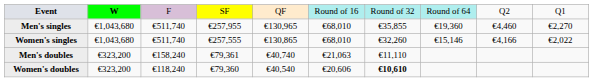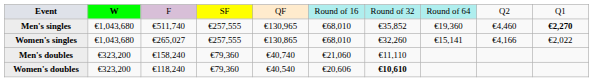(225, 26) €257,955 -> (225, 26) €257,555
(392, 26) €35,855 -> (392, 26) €35,852
(560, 26) normal -> (560, 26) bold
(169, 41) €511,740 -> (169, 41) €265,027
(448, 41) €15,146 -> (448, 41) €15,141
(225, 55) €79,361 -> (225, 55) €79,360
(337, 55) €21,063 -> (337, 55) €21,060
